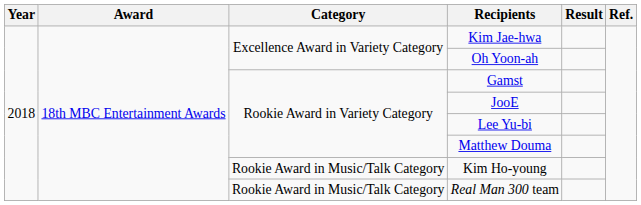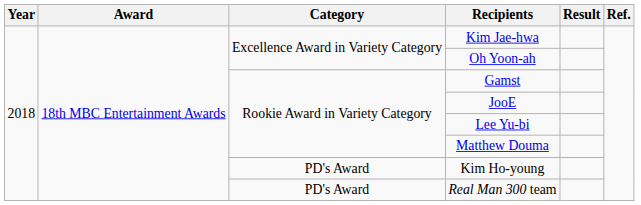(338, 168) Rookie Award in Music/Talk Category -> (337, 168) PD's Award
(338, 189) Rookie Award in Music/Talk Category -> (337, 189) PD's Award
